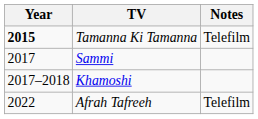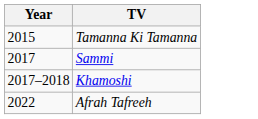- column: (227, 15)
(21, 37) bold -> (21, 37) normal
